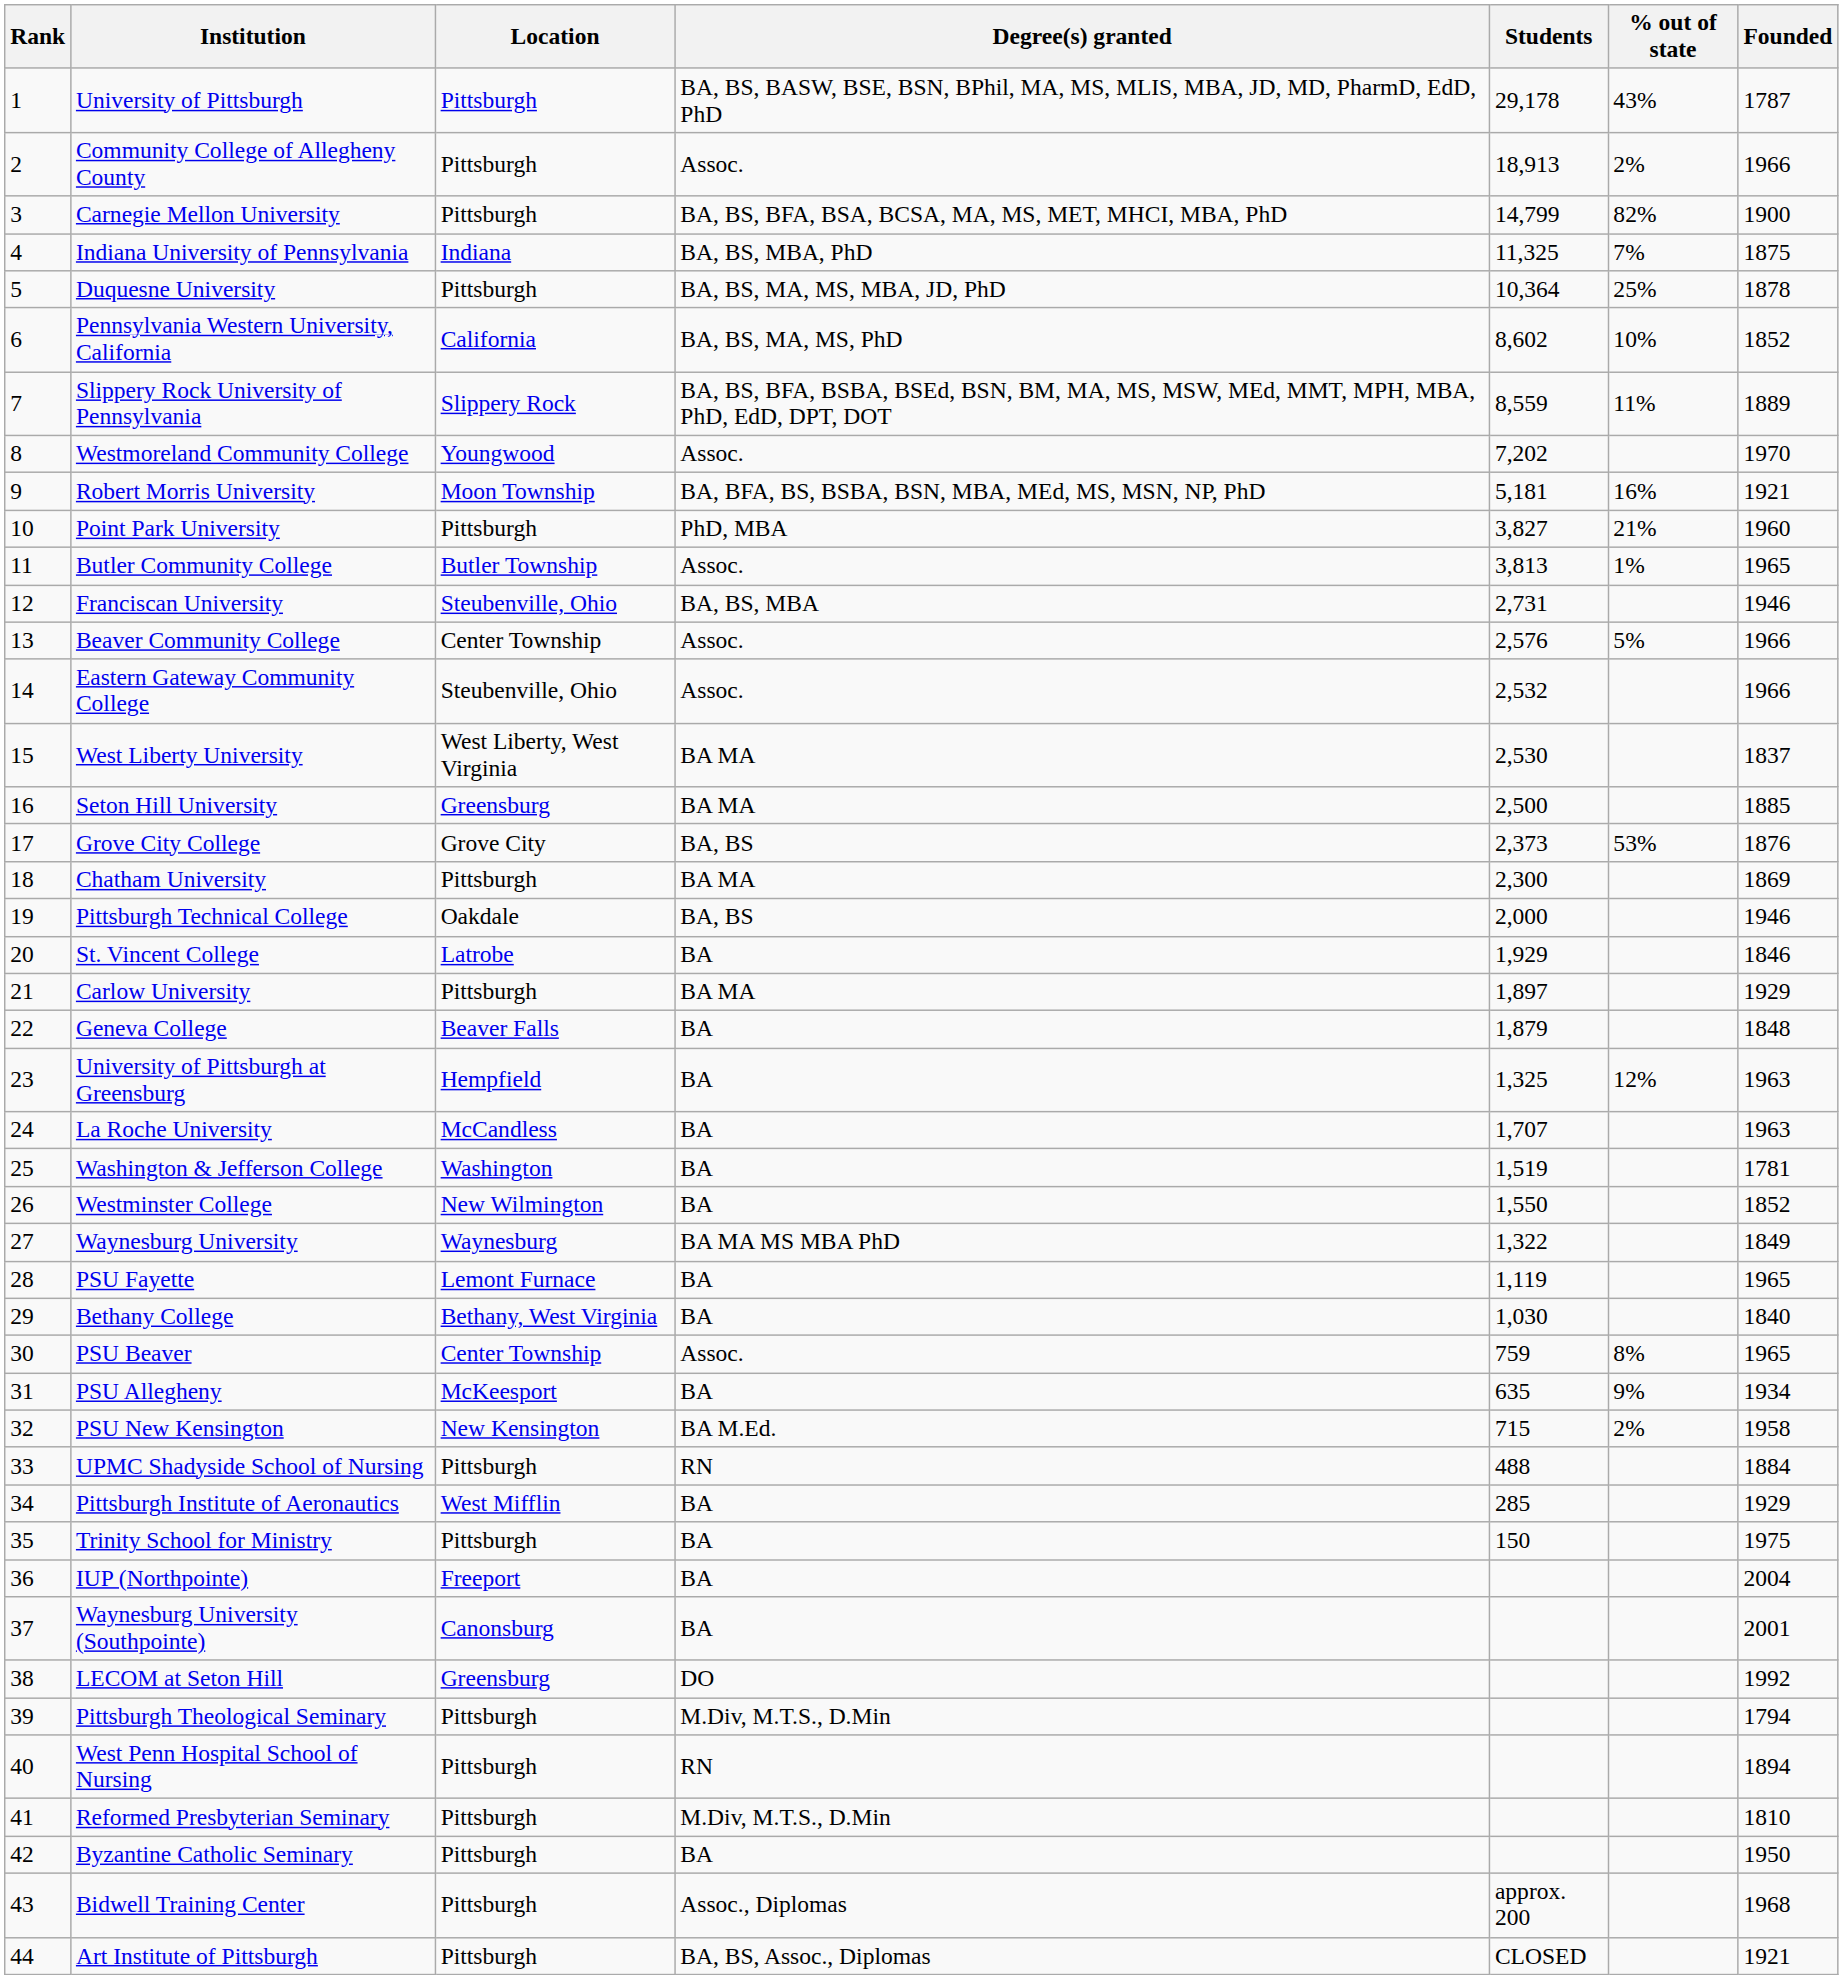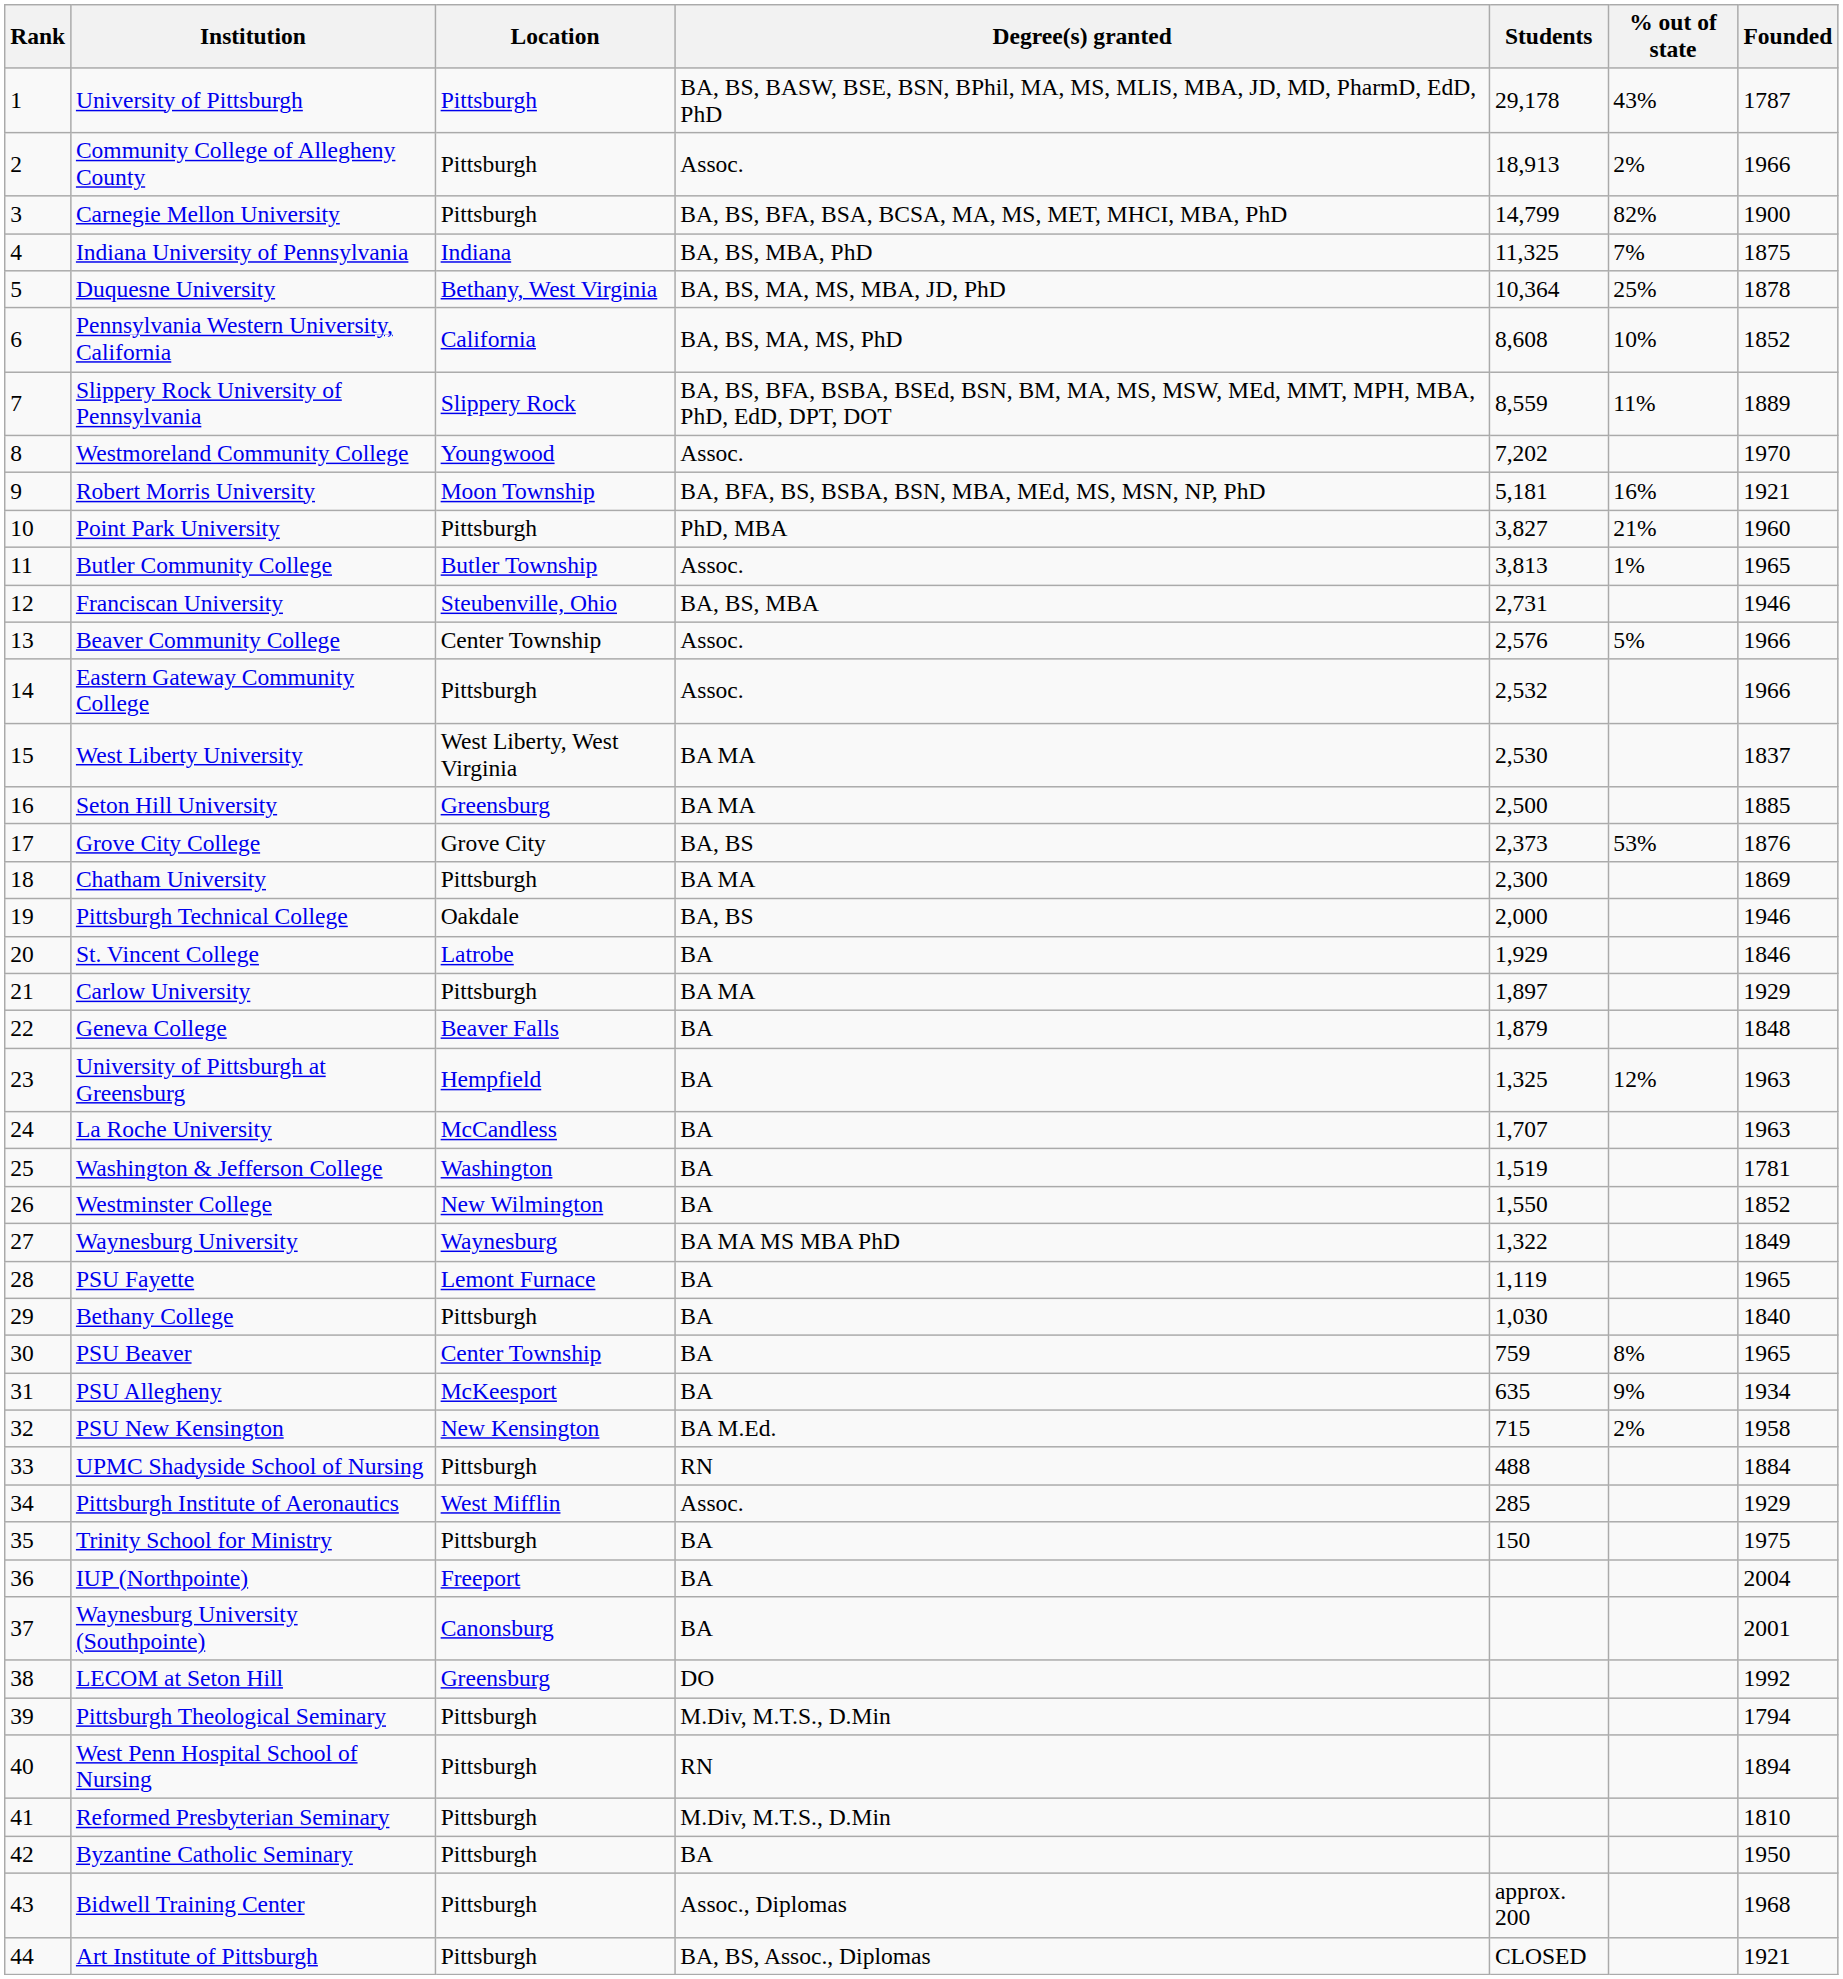(489, 289) Pittsburgh -> (549, 289) Bethany, West Virginia
(1521, 339) 8,602 -> (1521, 339) 8,608
(529, 690) Steubenville, Ohio -> (489, 690) Pittsburgh
(549, 1316) Bethany, West Virginia -> (489, 1316) Pittsburgh
(712, 1353) Assoc. -> (697, 1353) BA
(697, 1503) BA -> (712, 1503) Assoc.
